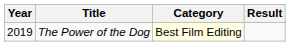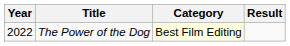(20, 31) 2019 -> (20, 31) 2022
